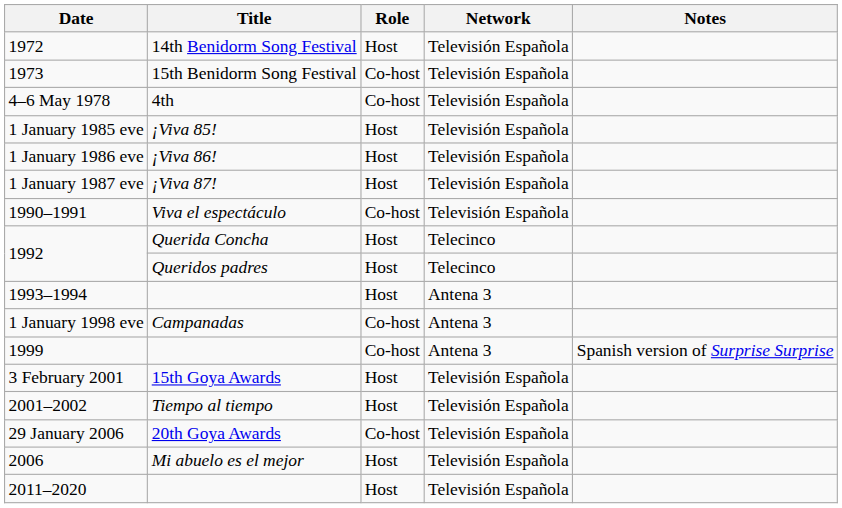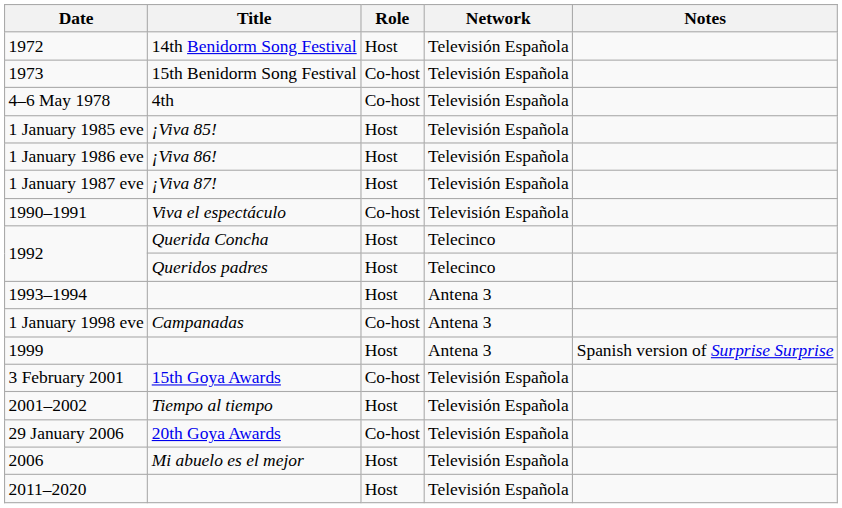(392, 350) Co-host -> (381, 350) Host
(381, 377) Host -> (392, 377) Co-host
